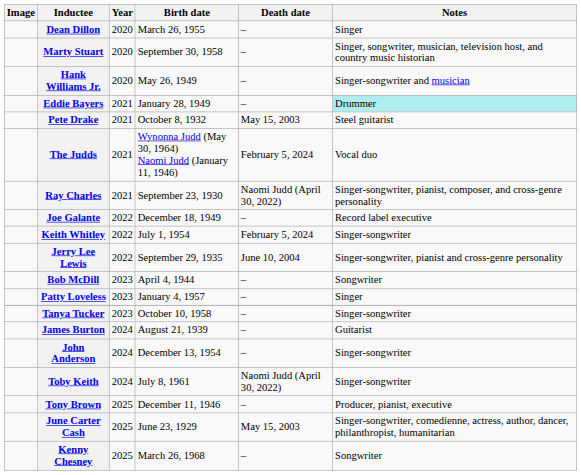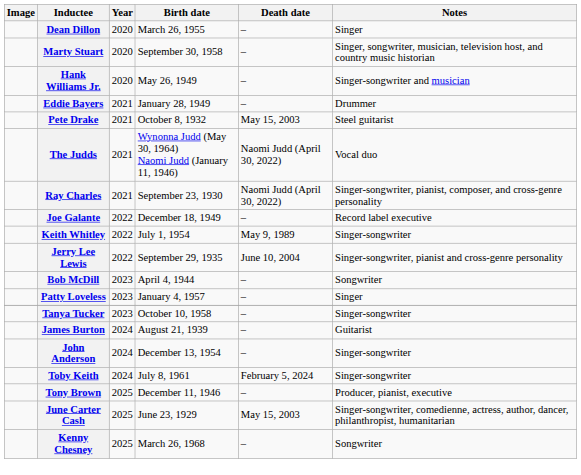(356, 103) paleturquoise background -> (356, 103) no background
(277, 154) February 5, 2024 -> (281, 154) Naomi Judd (April 30, 2022)
(277, 234) February 5, 2024 -> (268, 234) May 9, 1989
(281, 381) Naomi Judd (April 30, 2022) -> (277, 375) February 5, 2024
